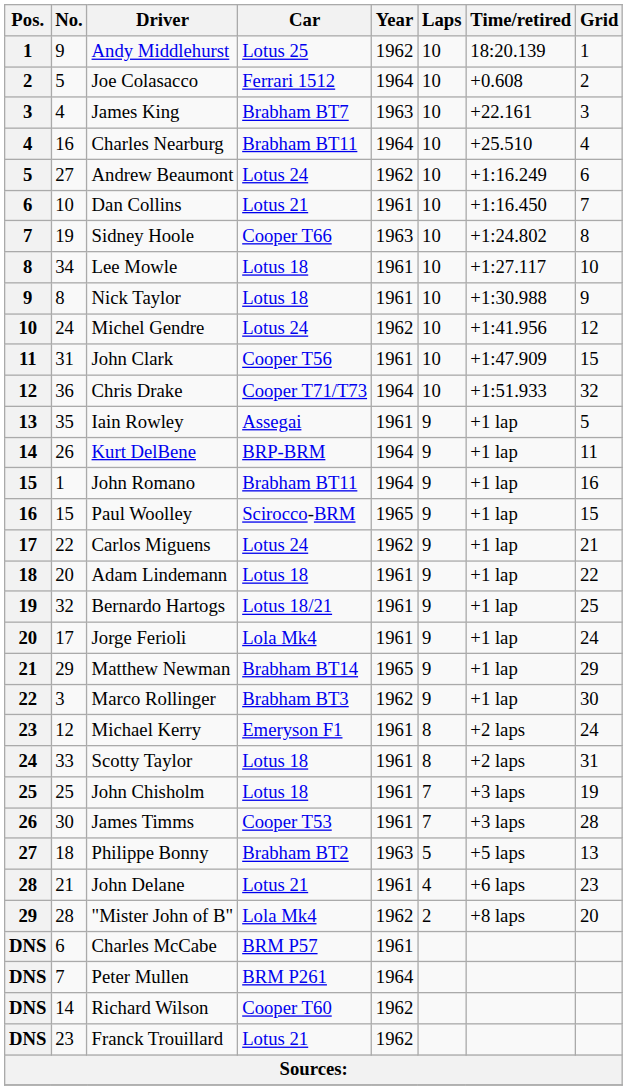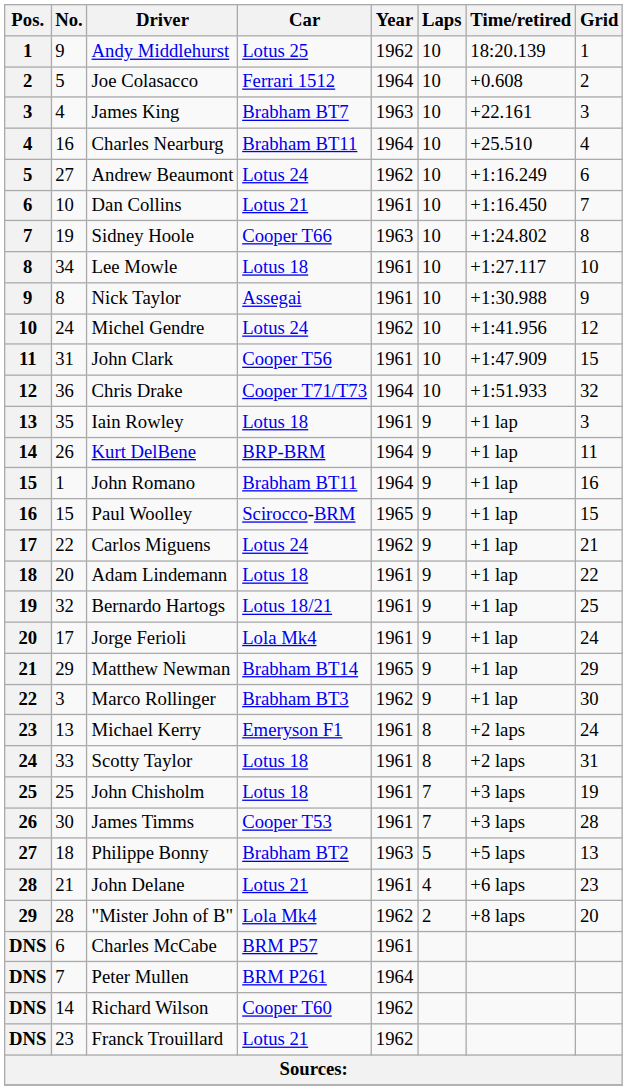(275, 298) Lotus 18 -> (272, 298) Assegai
(272, 421) Assegai -> (275, 421) Lotus 18
(585, 421) 5 -> (585, 421) 3
(65, 730) 12 -> (65, 730) 13
